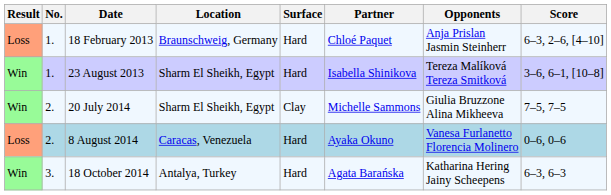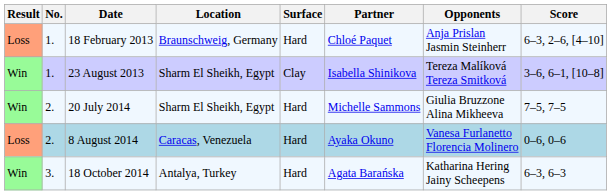(295, 73) Hard -> (294, 73) Clay
(294, 106) Clay -> (295, 106) Hard
